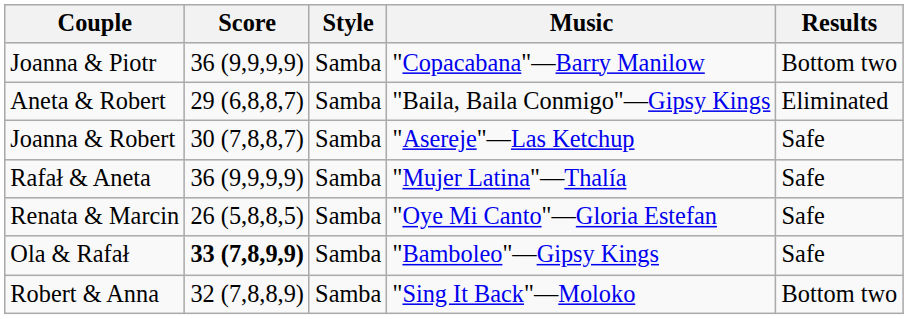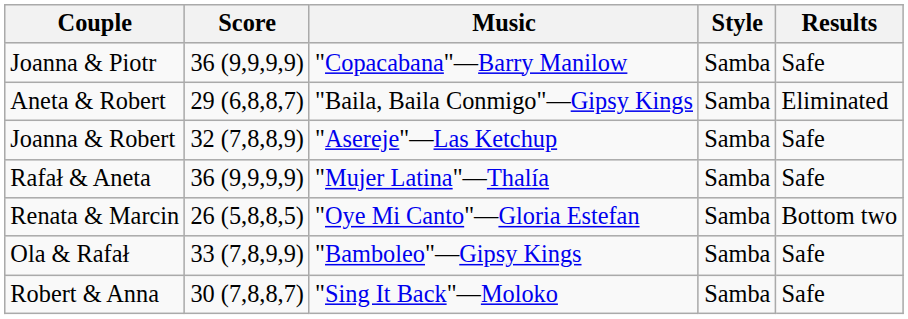columns swapped: (348, 23) <-> (581, 23)
(839, 62) Bottom two -> (803, 62) Safe
(247, 139) 30 (7,8,8,7) -> (247, 139) 32 (7,8,8,9)
(803, 216) Safe -> (839, 216) Bottom two
(247, 255) bold -> (247, 255) normal
(247, 293) 32 (7,8,8,9) -> (247, 293) 30 (7,8,8,7)
(839, 293) Bottom two -> (803, 293) Safe
